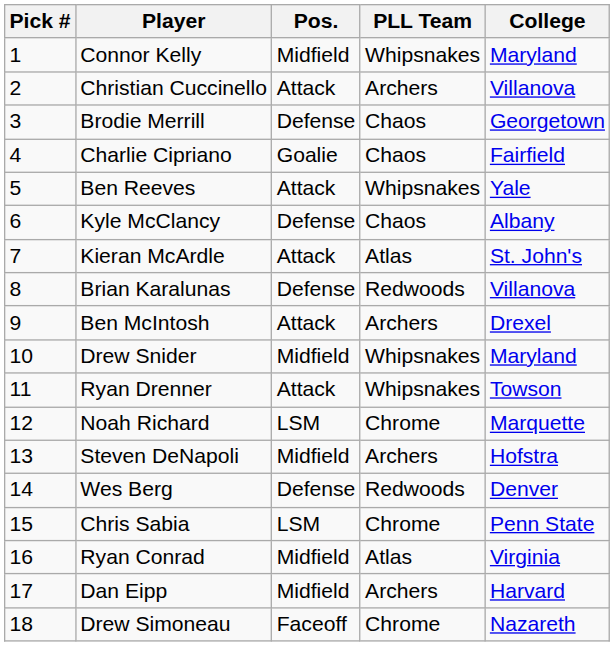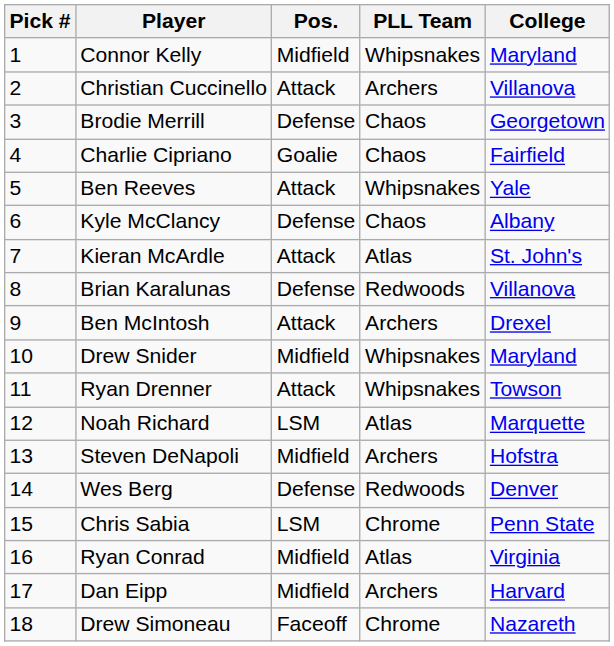(403, 423) Chrome -> (389, 423) Atlas
